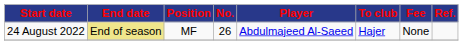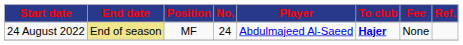(225, 31) 26 -> (225, 31) 24
(372, 31) normal -> (372, 31) bold
